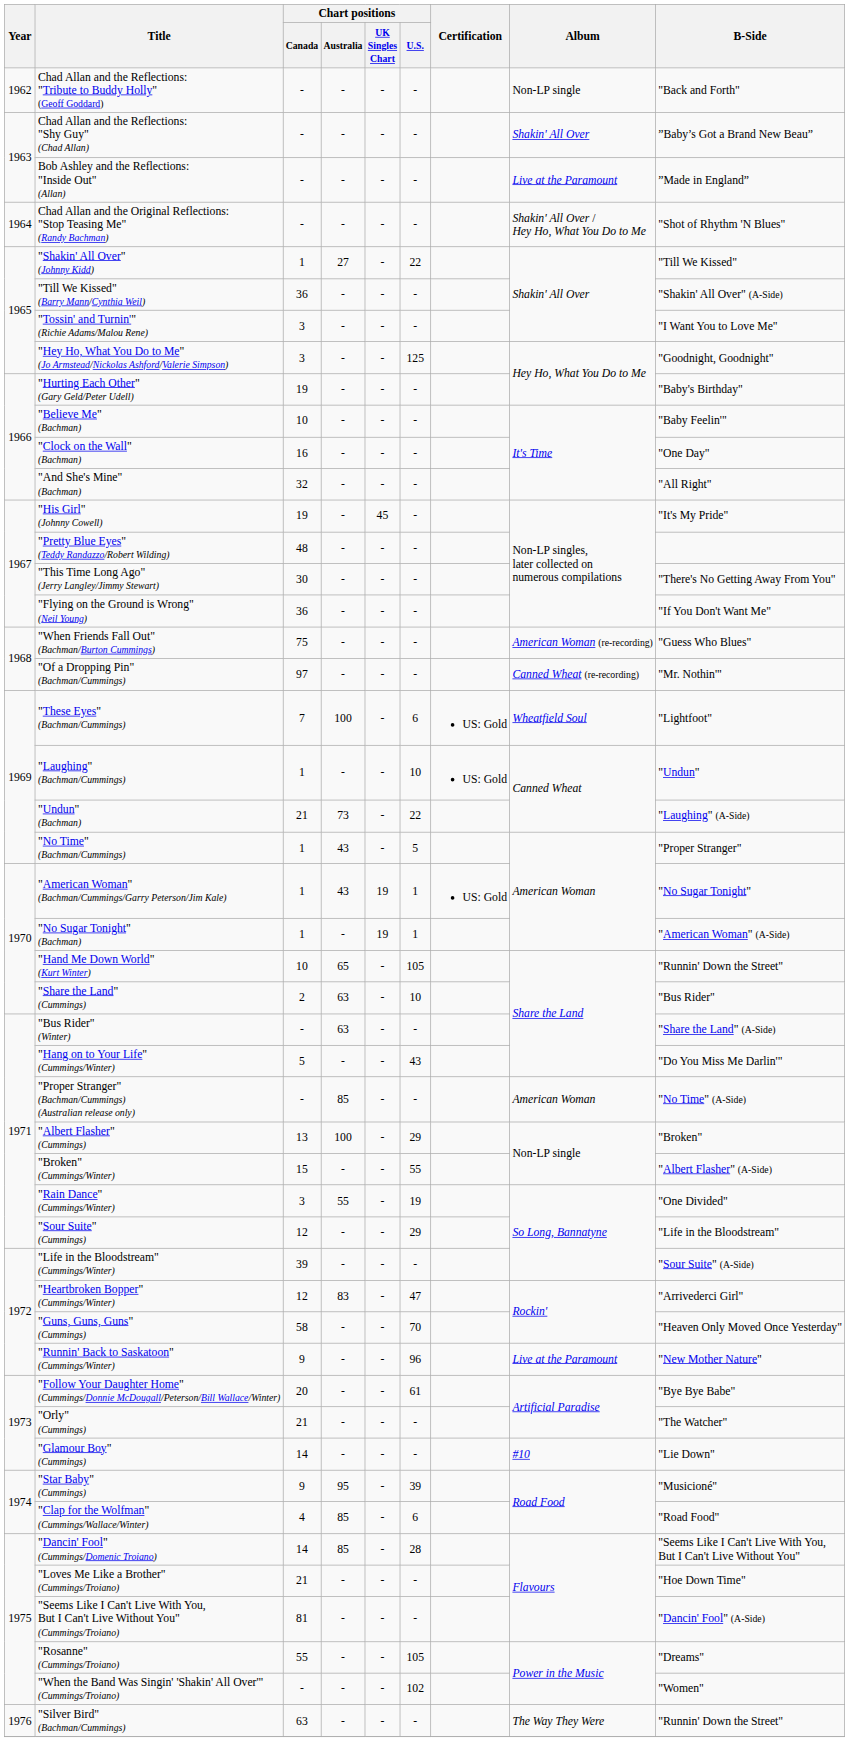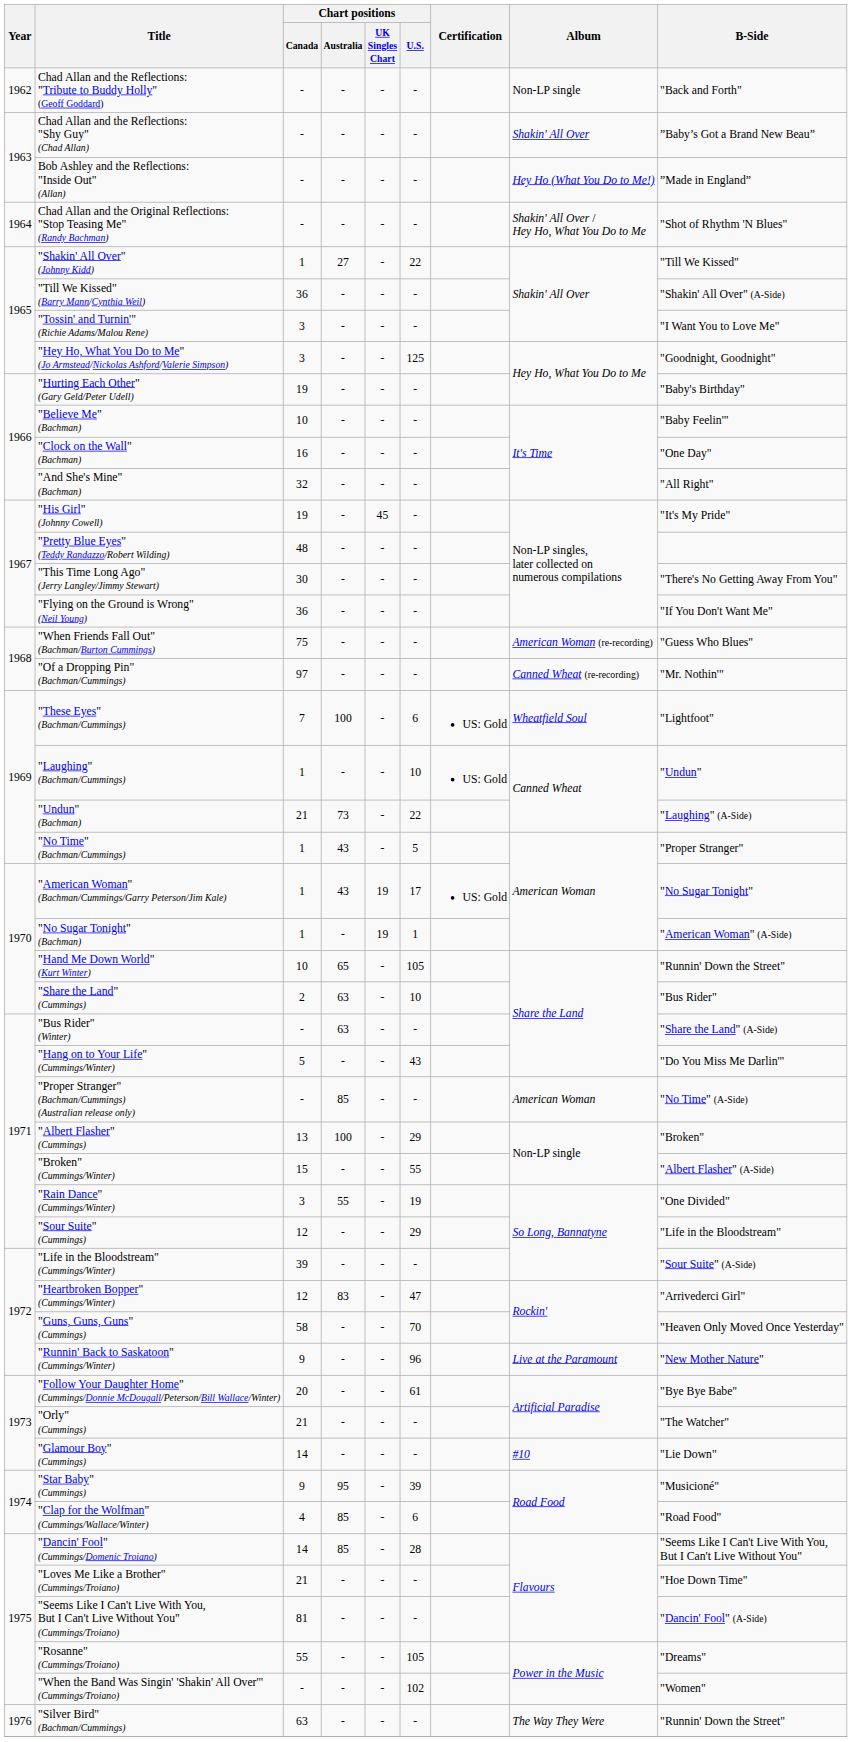(565, 179) Live at the Paramount -> (584, 179) Hey Ho (What You Do to Me!)
(415, 891) 1 -> (415, 891) 17
